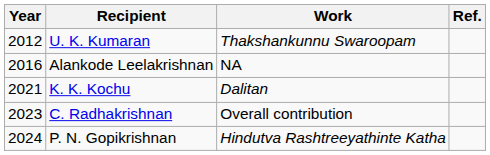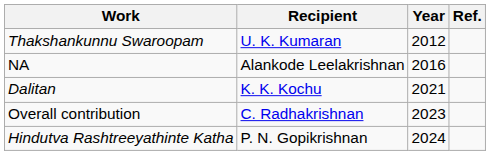columns swapped: (25, 16) <-> (333, 16)
